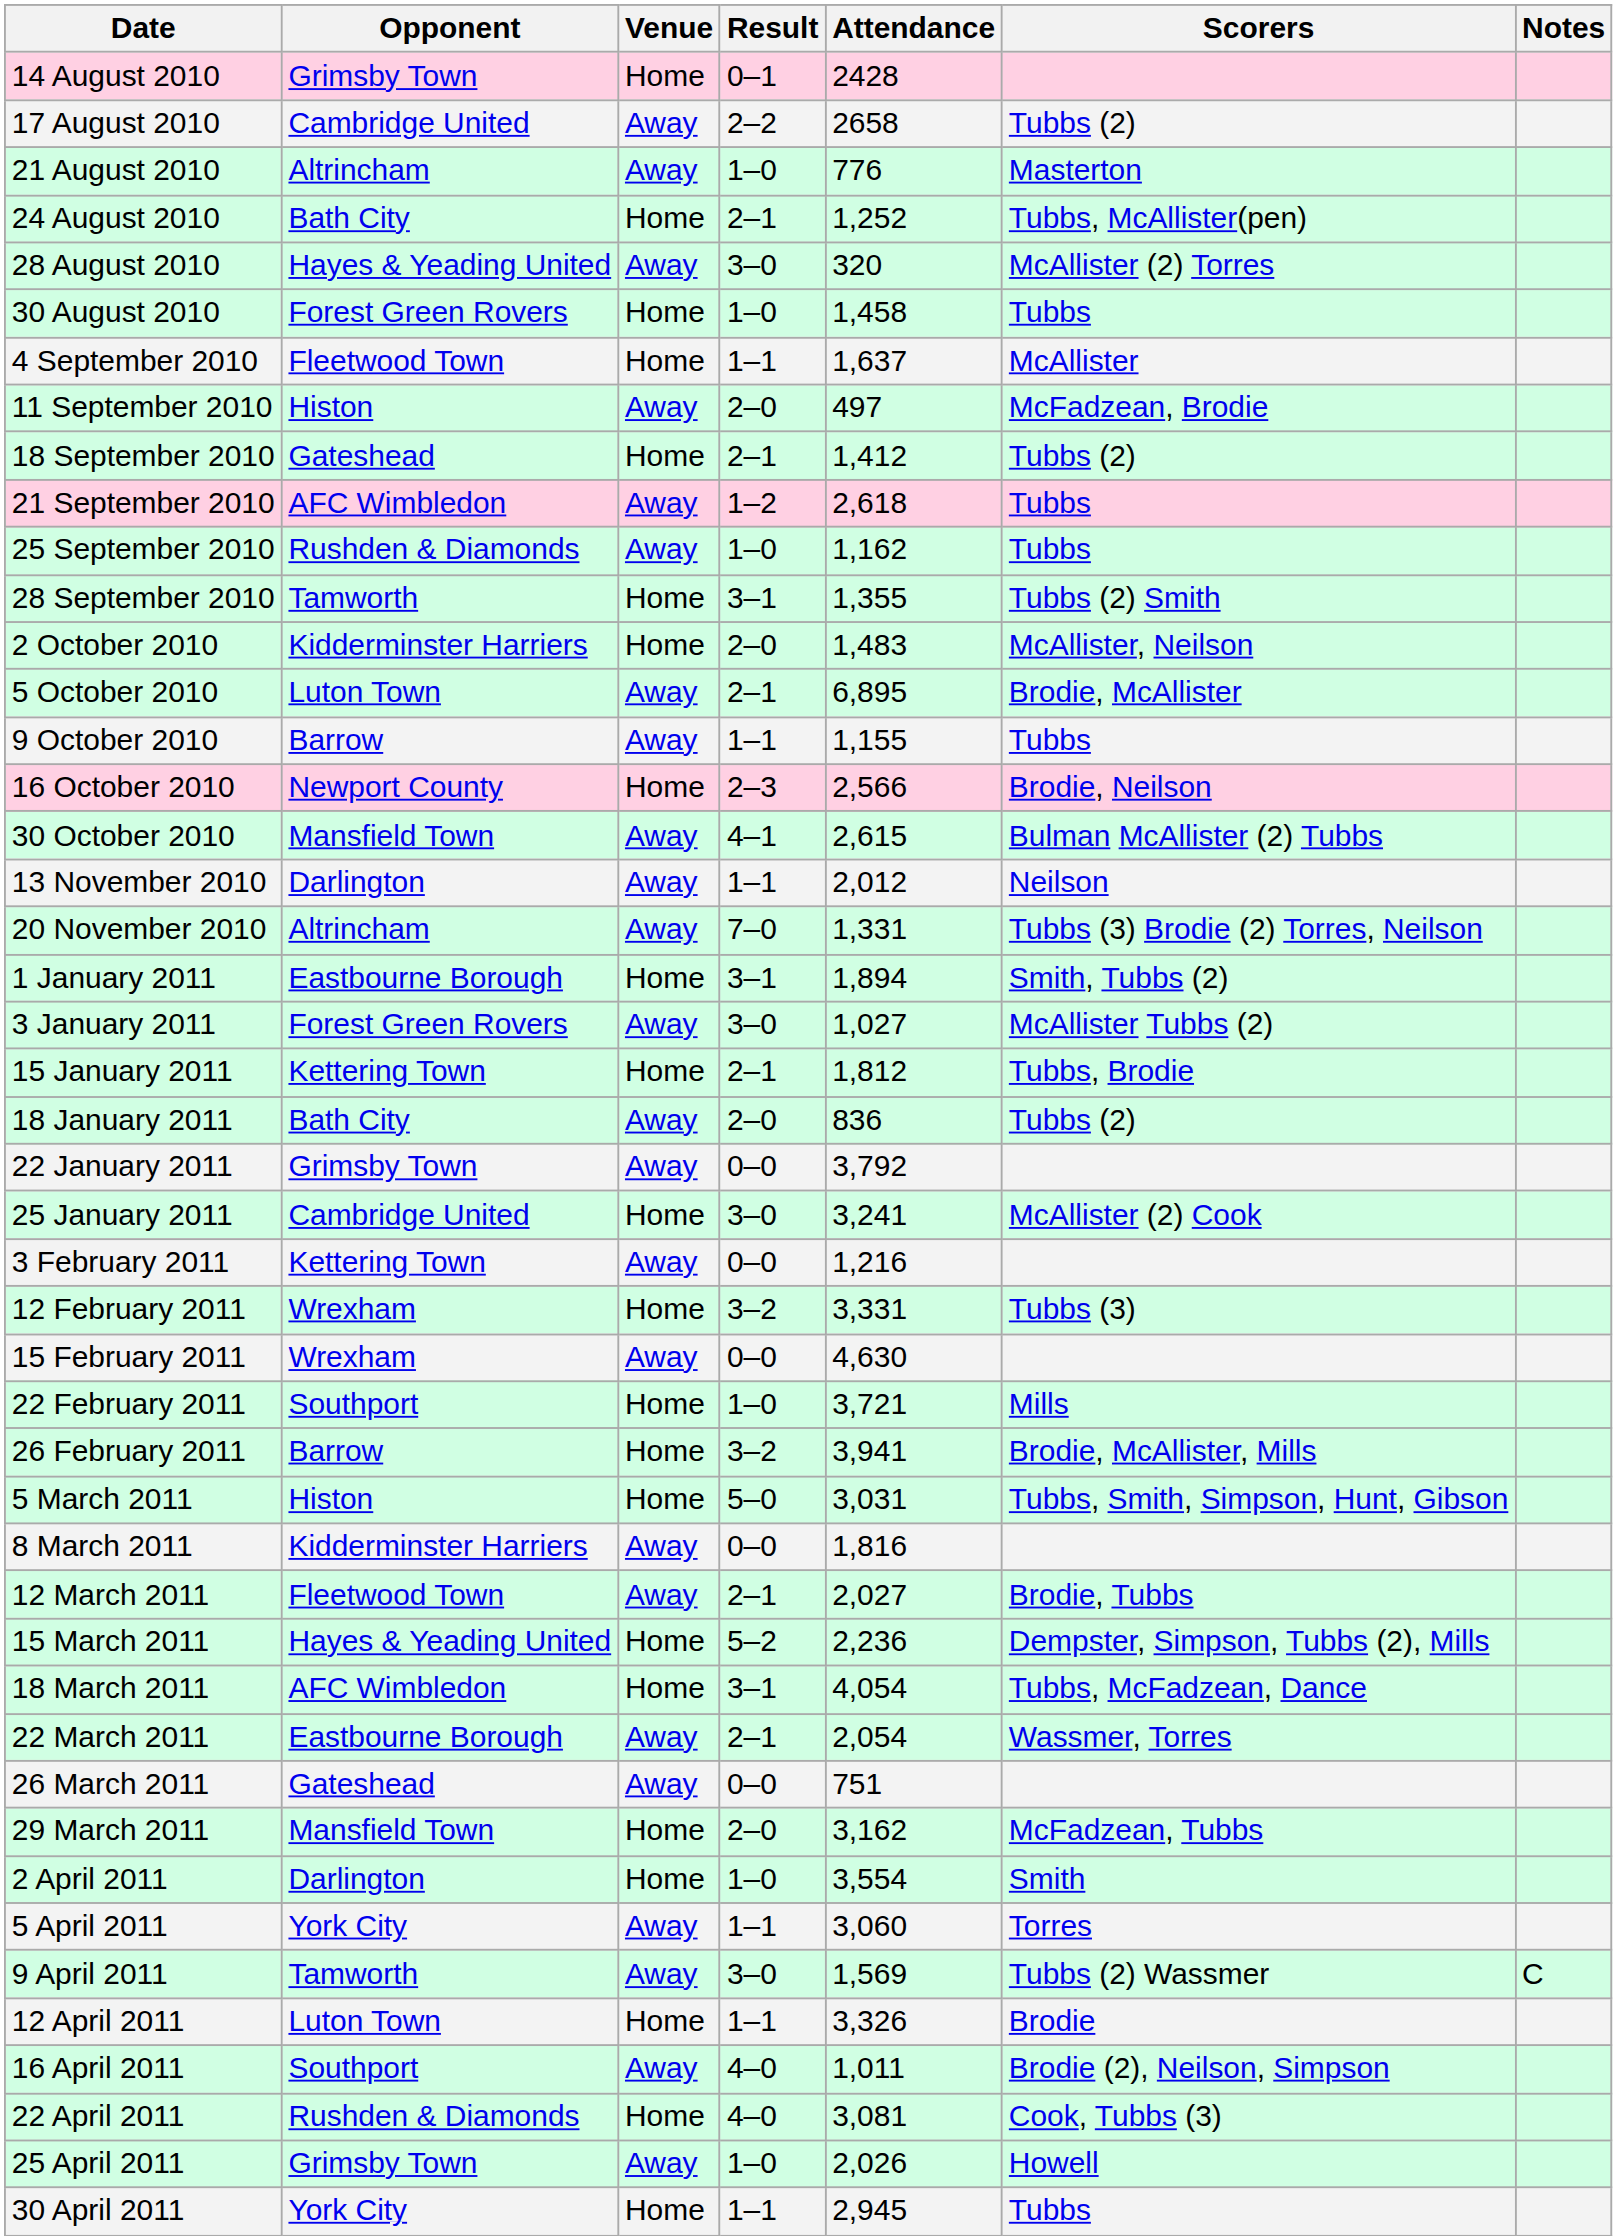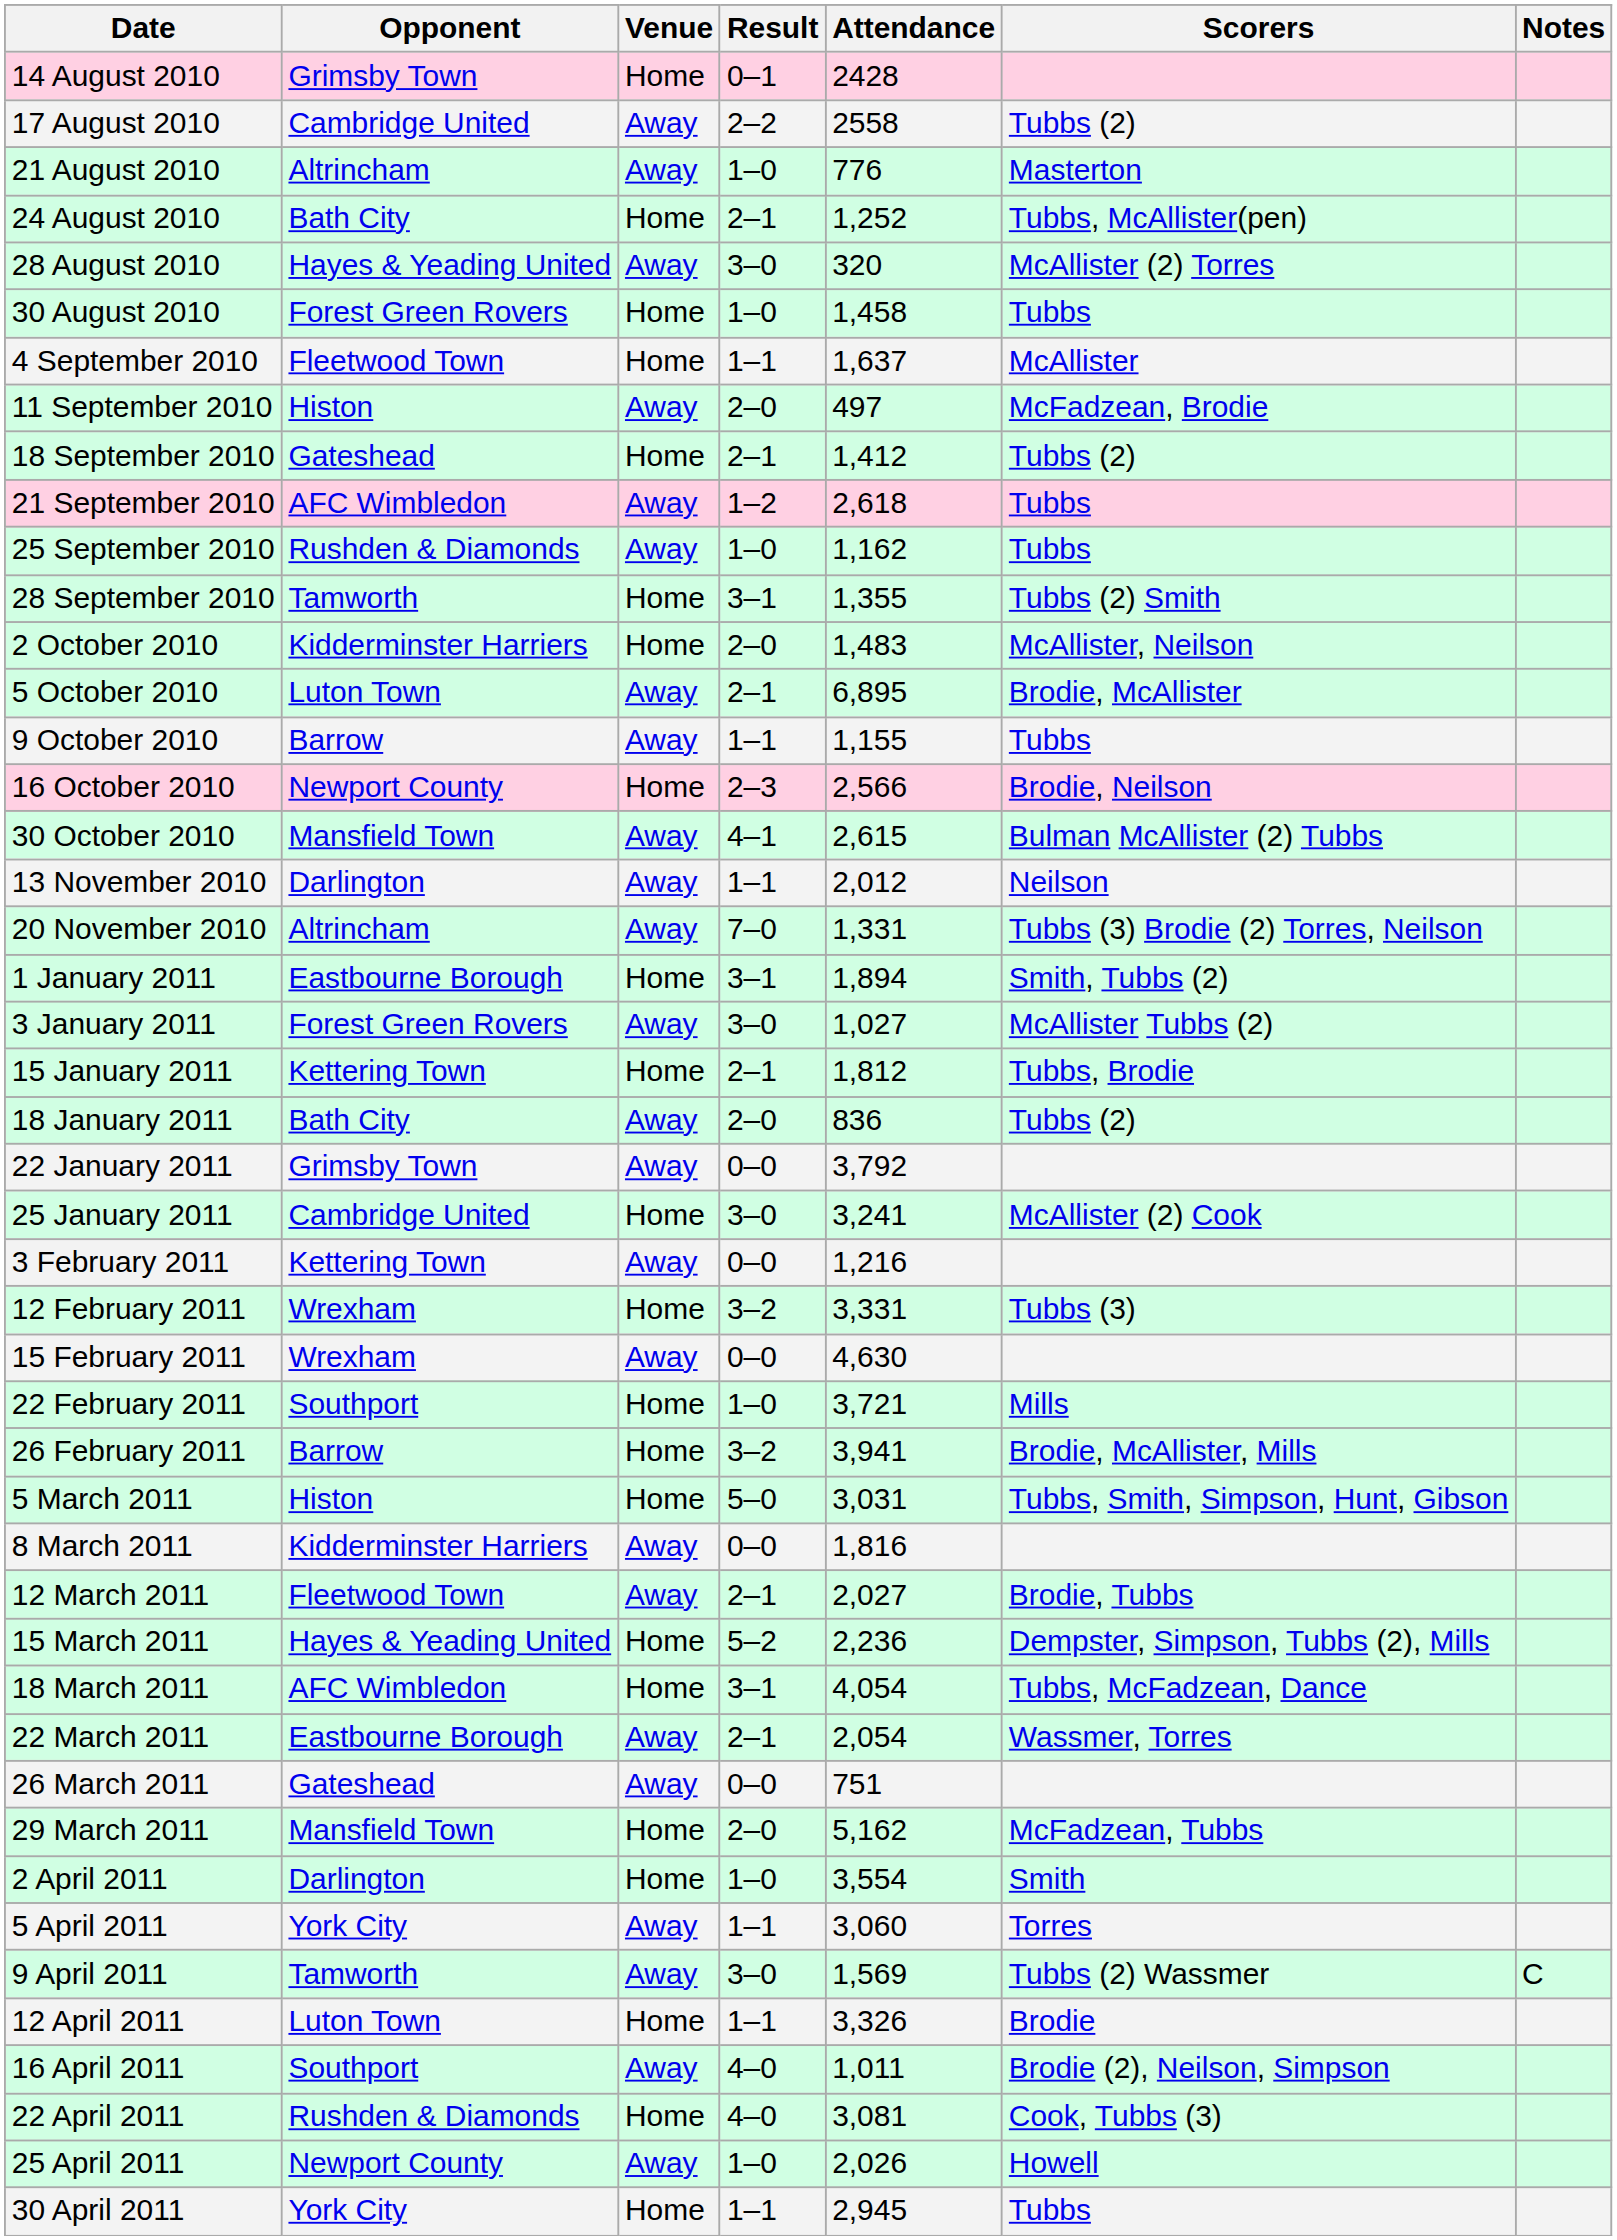(865, 123) 2658 -> (865, 123) 2558
(870, 1831) 3,162 -> (870, 1831) 5,162
(383, 2163) Grimsby Town -> (396, 2163) Newport County
